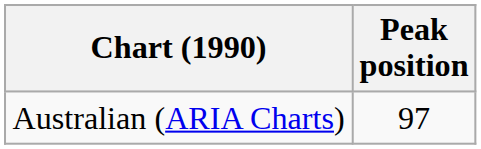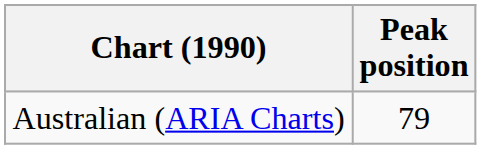(414, 117) 97 -> (414, 117) 79
